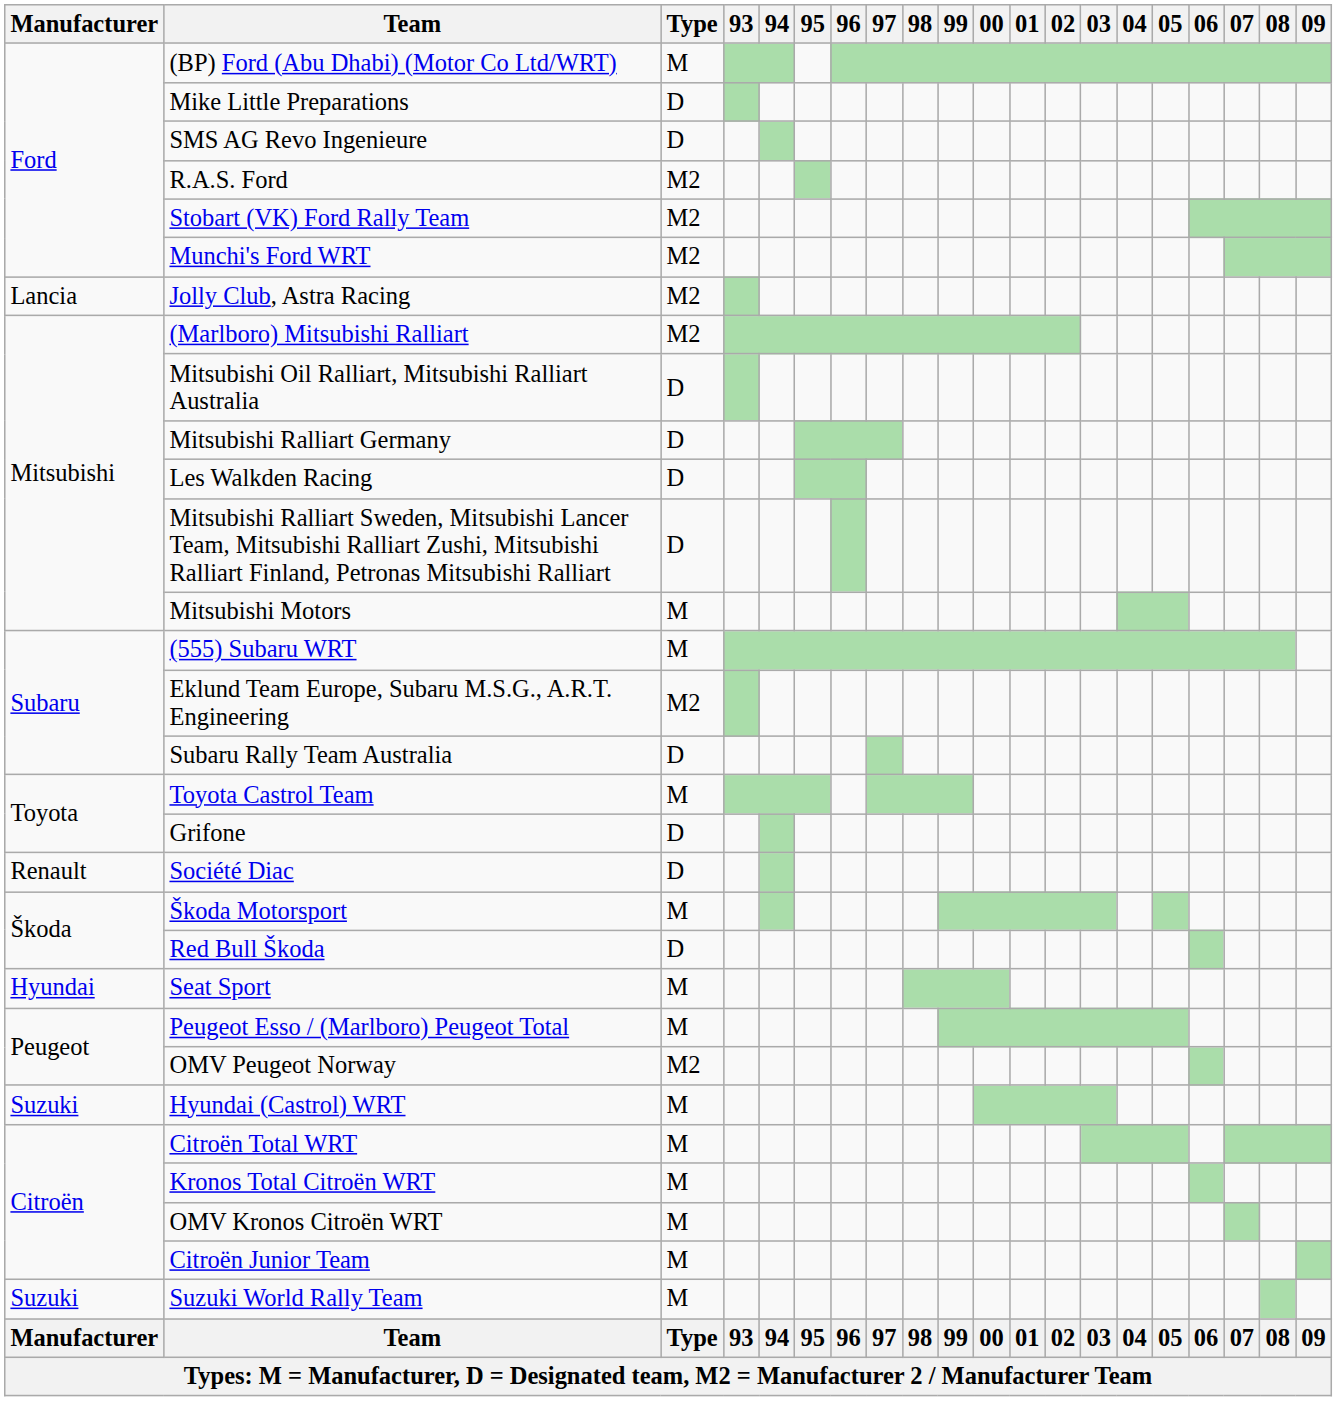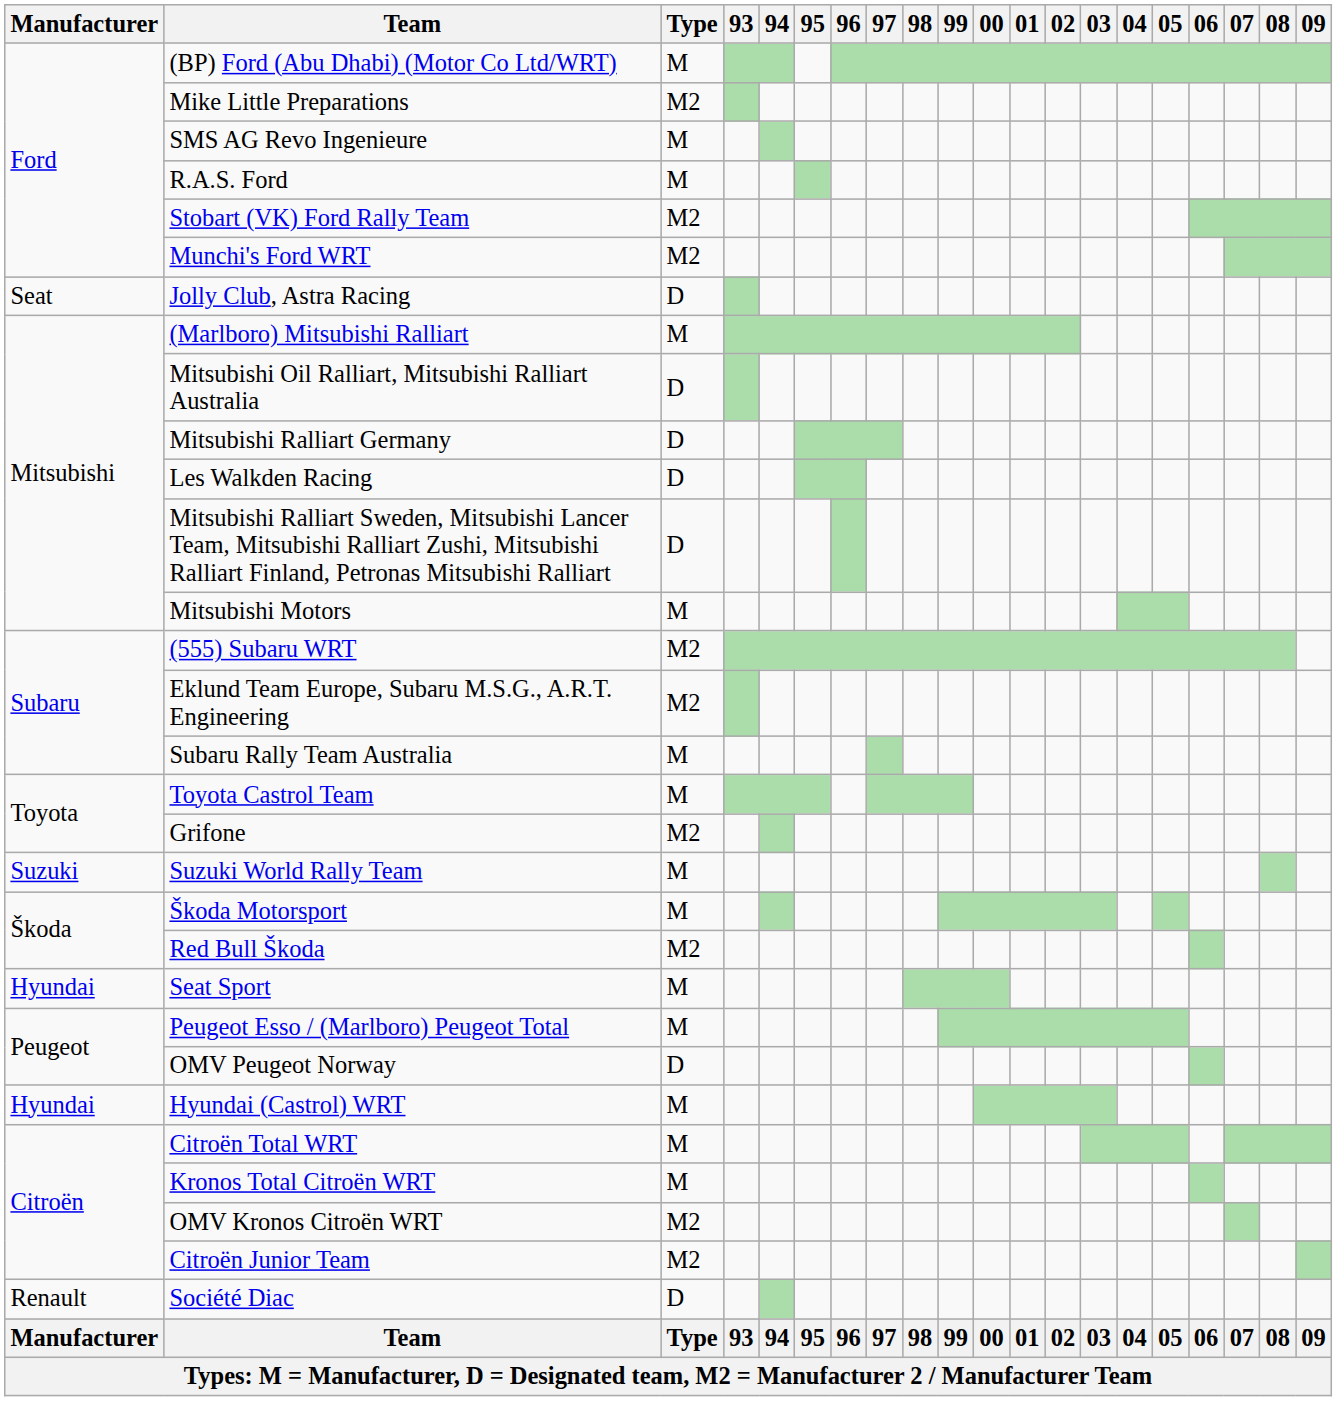(675, 101) D -> (683, 101) M2
(675, 140) D -> (677, 140) M
(683, 179) M2 -> (677, 179) M
(44, 295) Lancia -> (31, 295) Seat
(683, 295) M2 -> (675, 295) D
(683, 334) M2 -> (677, 334) M
(677, 650) M -> (683, 650) M2
(675, 755) D -> (677, 755) M
(675, 832) D -> (683, 832) M2
rows swapped: (232, 871) <-> (296, 1298)
(675, 949) D -> (683, 949) M2
(683, 1065) M2 -> (675, 1065) D
(44, 1104) Suzuki -> (53, 1104) Hyundai
(677, 1221) M -> (683, 1221) M2
(677, 1259) M -> (683, 1259) M2
